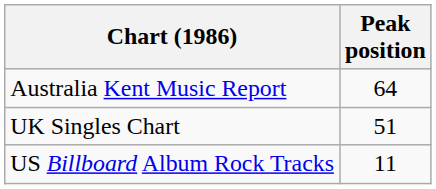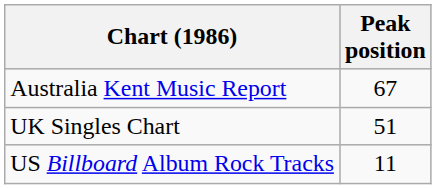(385, 88) 64 -> (385, 88) 67
